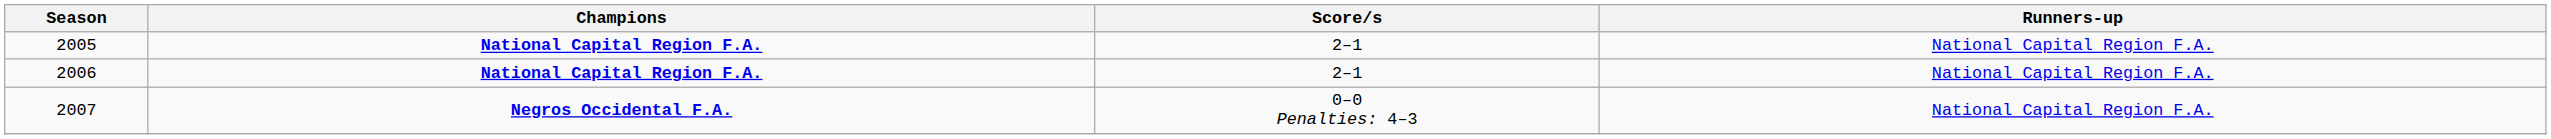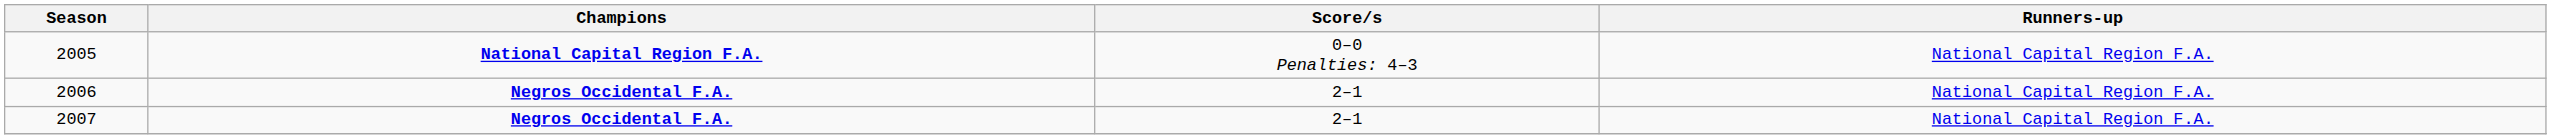(1347, 46) 2–1 -> (1347, 55) 0–0 Penalties: 4–3
(622, 73) National Capital Region F.A. -> (622, 92) Negros Occidental F.A.
(1347, 110) 0–0 Penalties: 4–3 -> (1347, 120) 2–1
